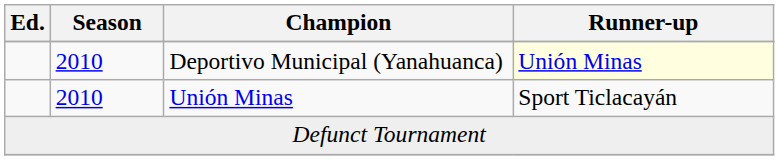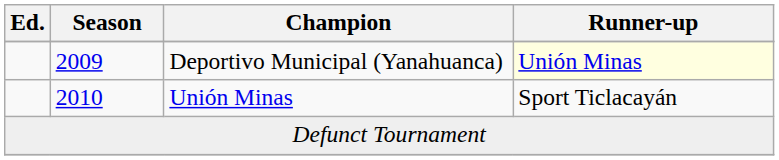(79, 60) 2010 -> (79, 60) 2009
